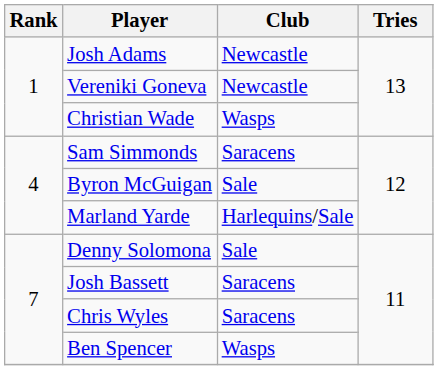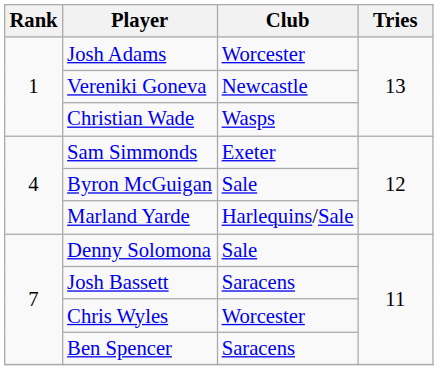(265, 53) Newcastle -> (263, 53) Worcester
(258, 151) Saracens -> (249, 151) Exeter
(258, 315) Saracens -> (263, 315) Worcester
(248, 348) Wasps -> (258, 348) Saracens
